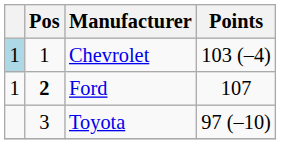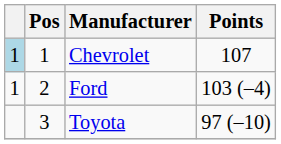(236, 55) 103 (–4) -> (236, 55) 107
(44, 88) bold -> (44, 88) normal
(236, 88) 107 -> (236, 88) 103 (–4)
